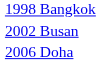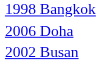rows swapped: (42, 30) <-> (39, 52)
